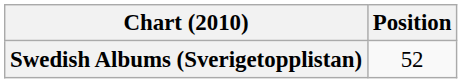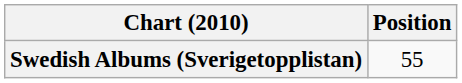(412, 58) 52 -> (412, 58) 55
